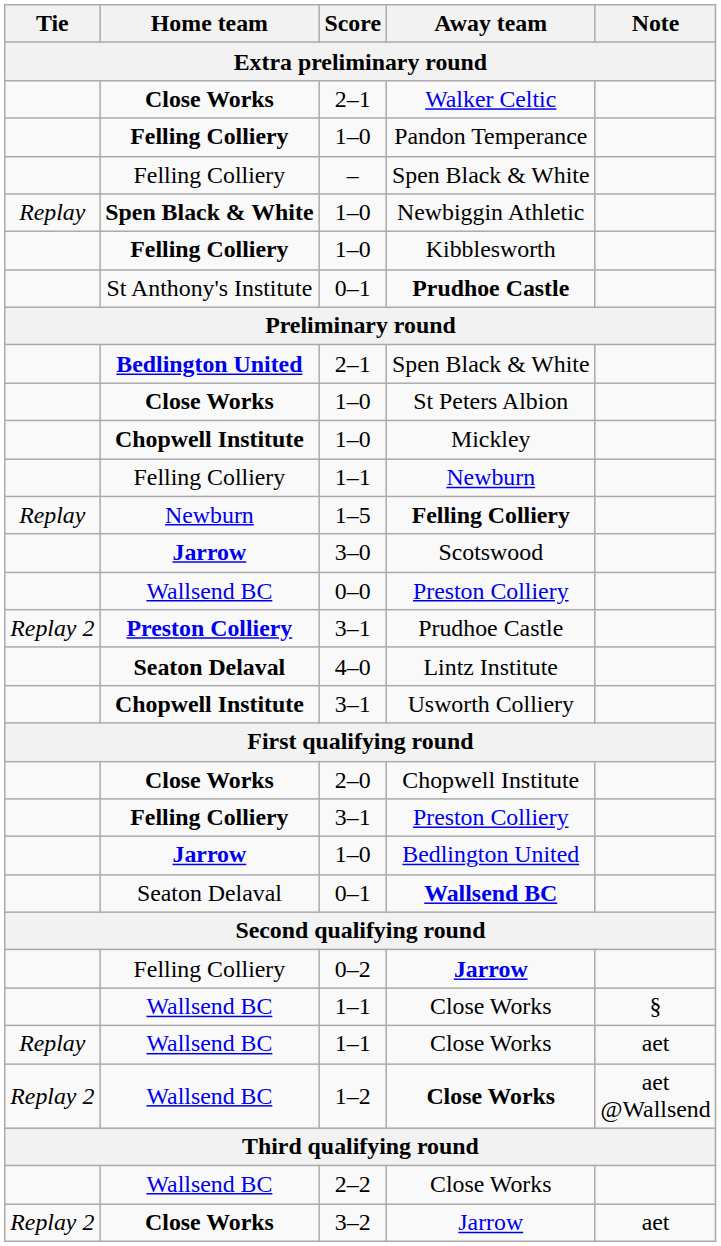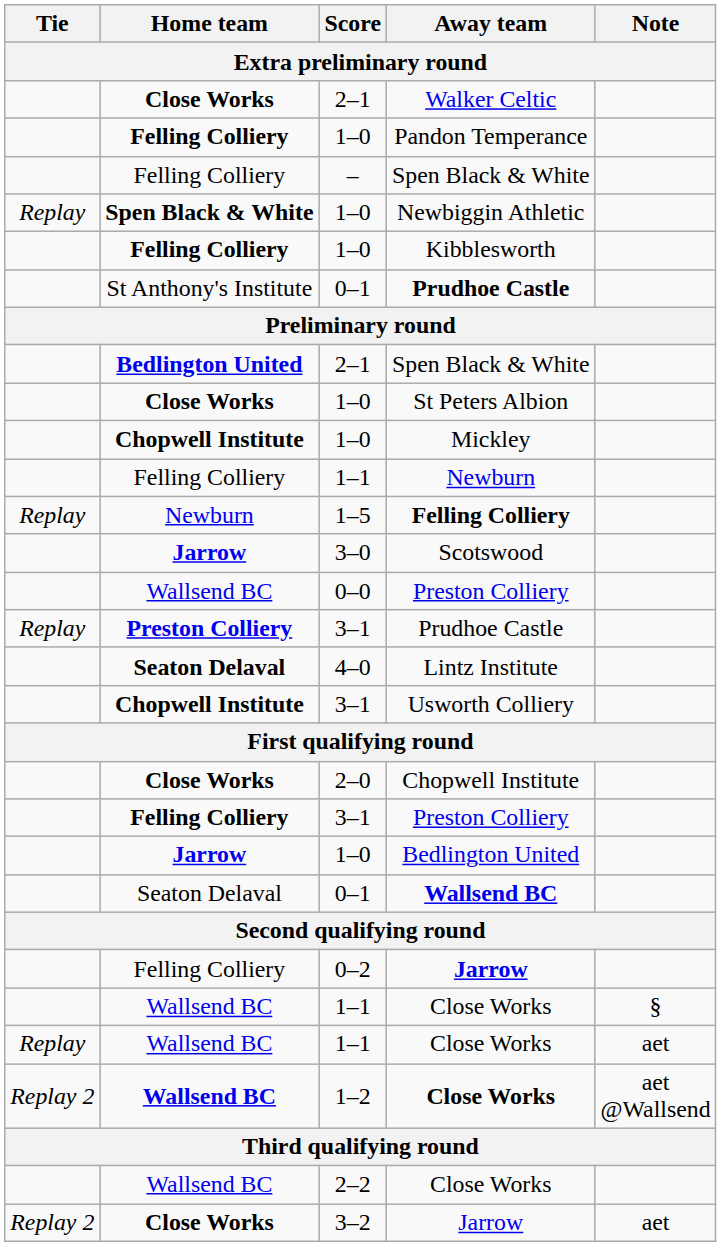(52, 628) Replay 2 -> (52, 628) Replay
(209, 1095) normal -> (209, 1095) bold
